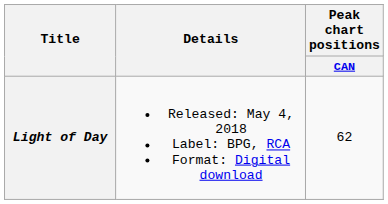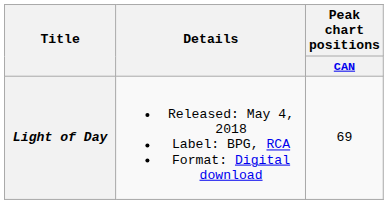(344, 138) 62 -> (344, 138) 69
